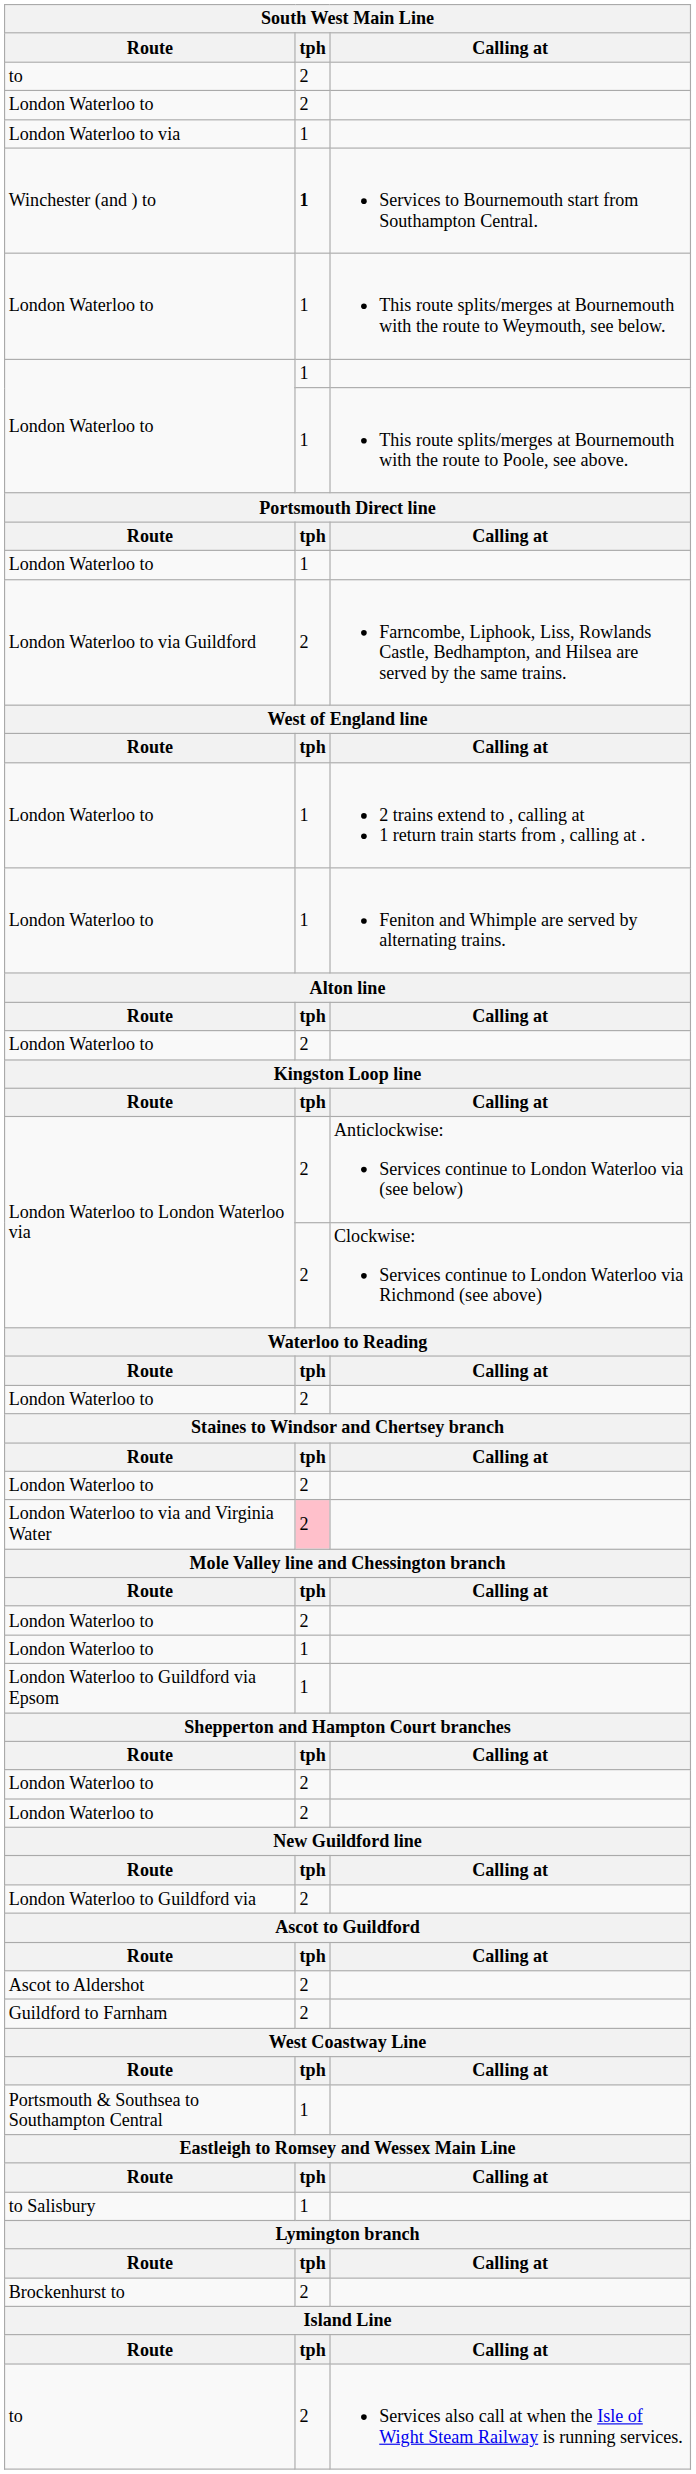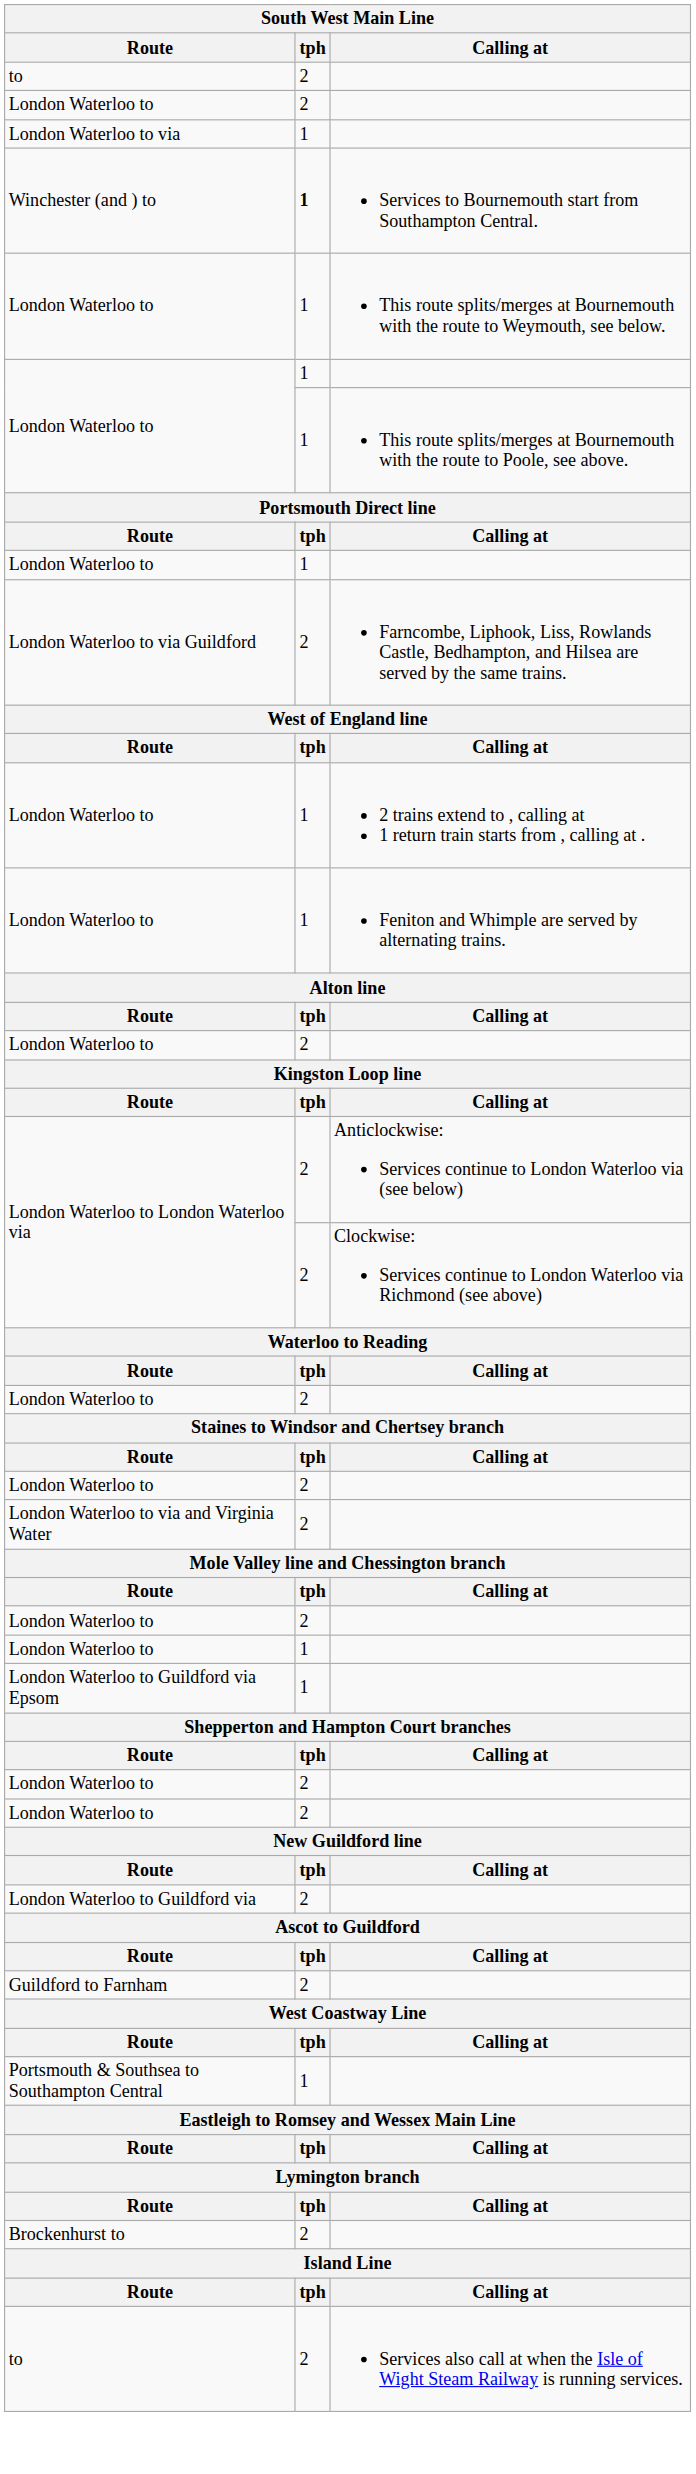(304, 1524) pink background -> (304, 1524) no background
- row: (77, 1984)
- row: (52, 2205)
